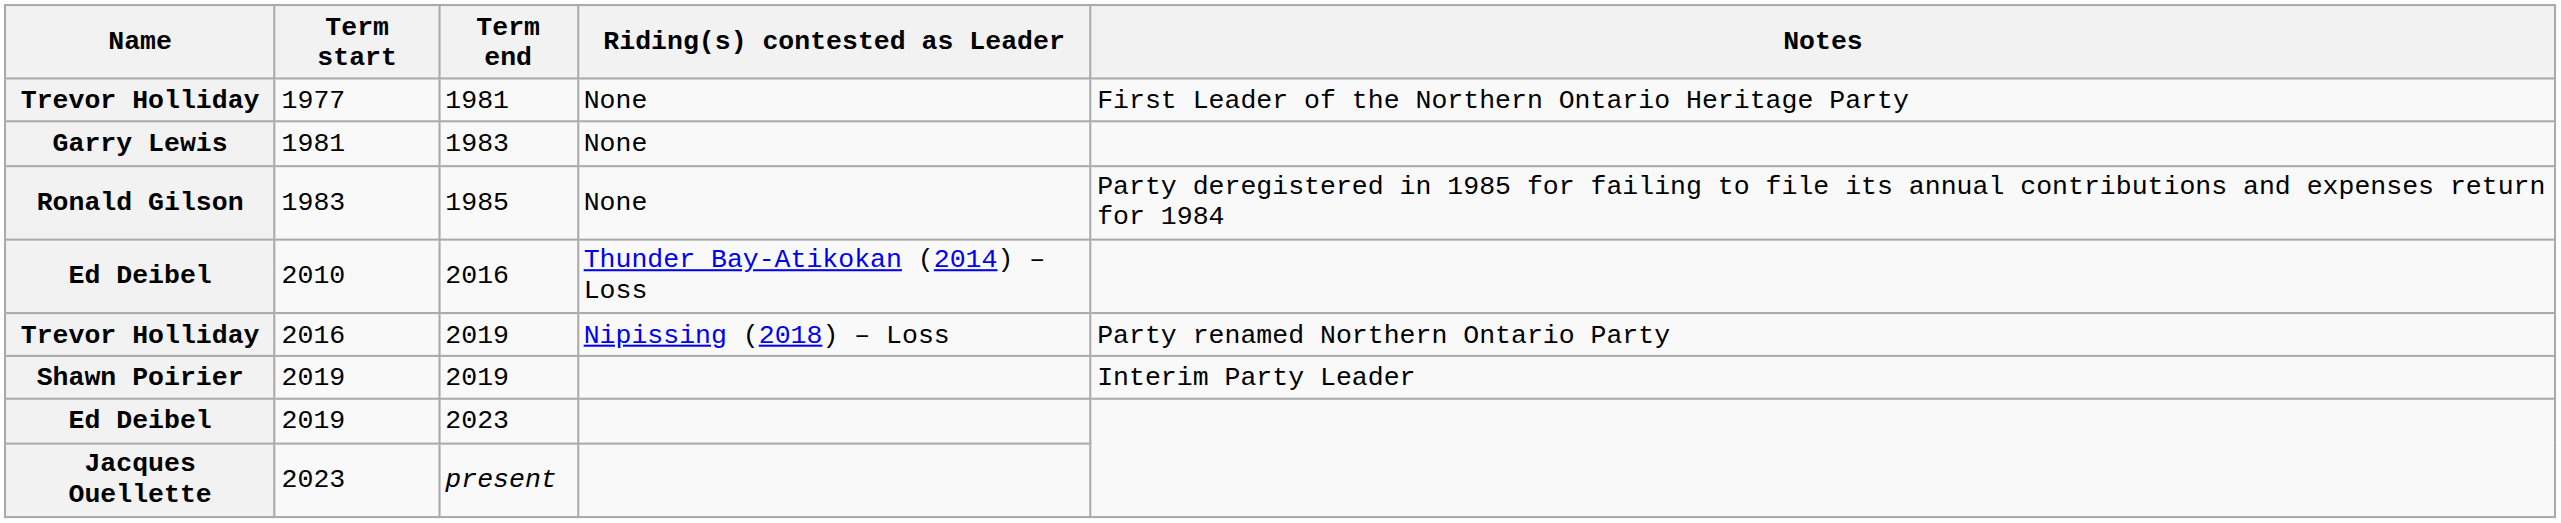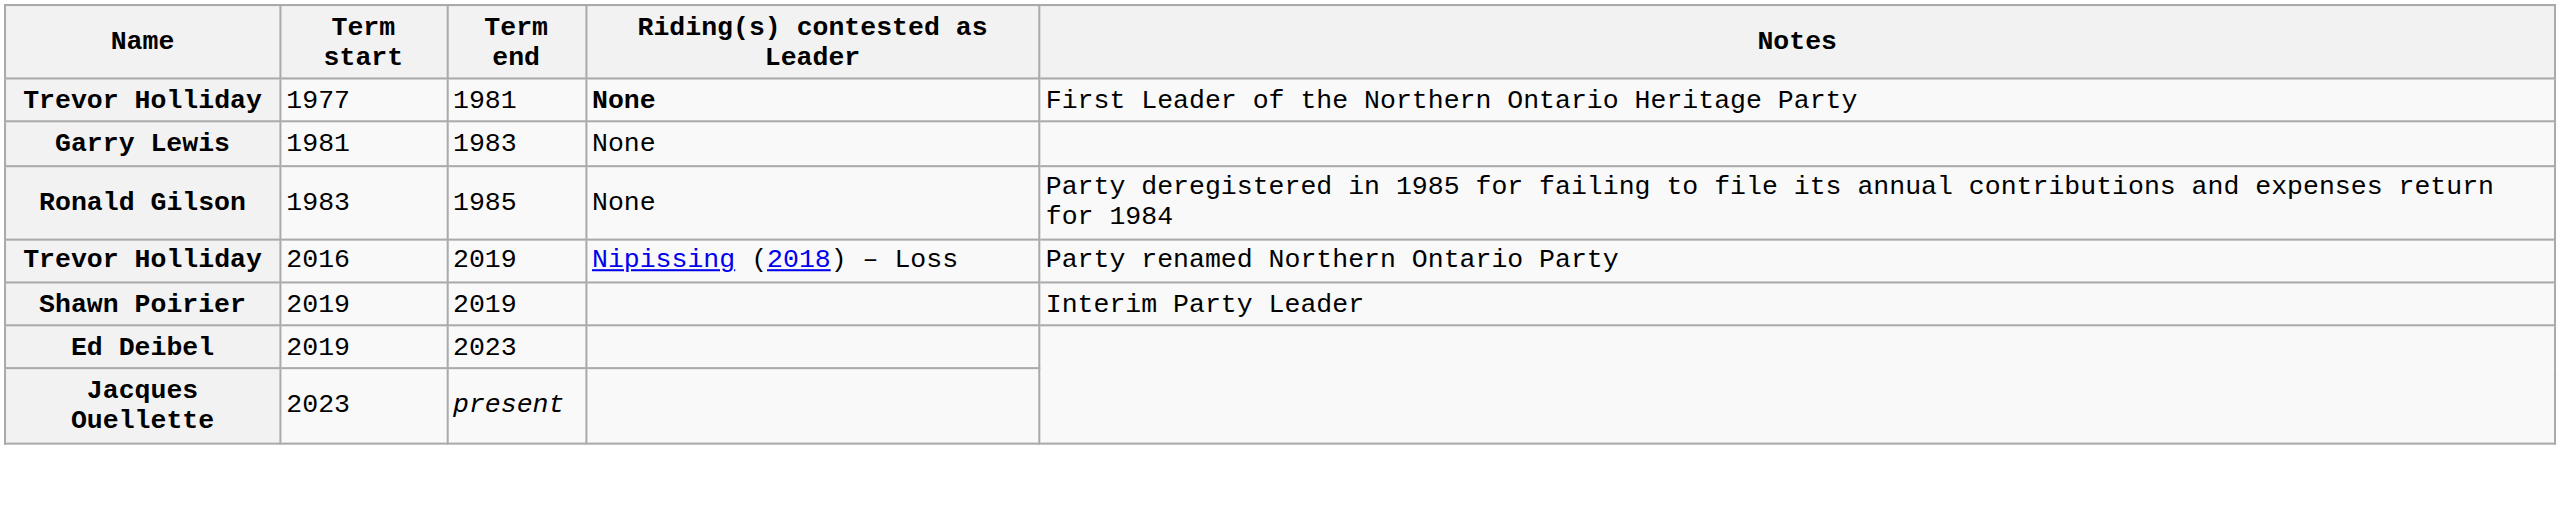(615, 100) normal -> (624, 100) bold
- row: (313, 276)
